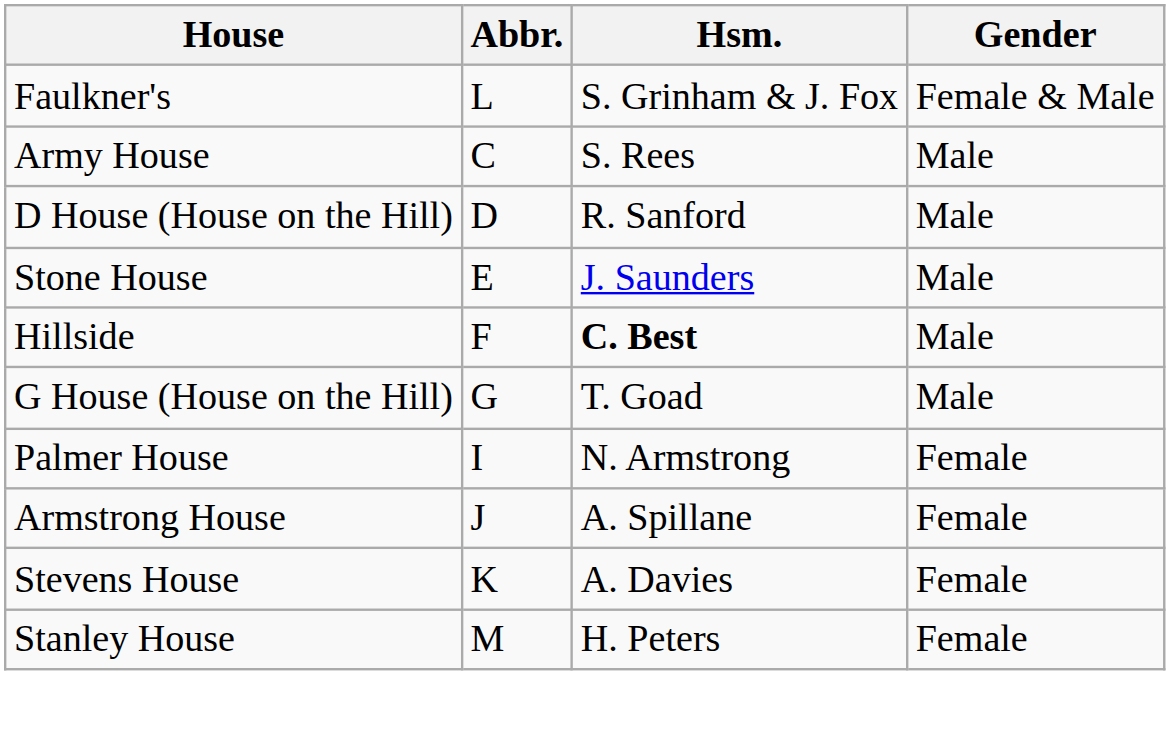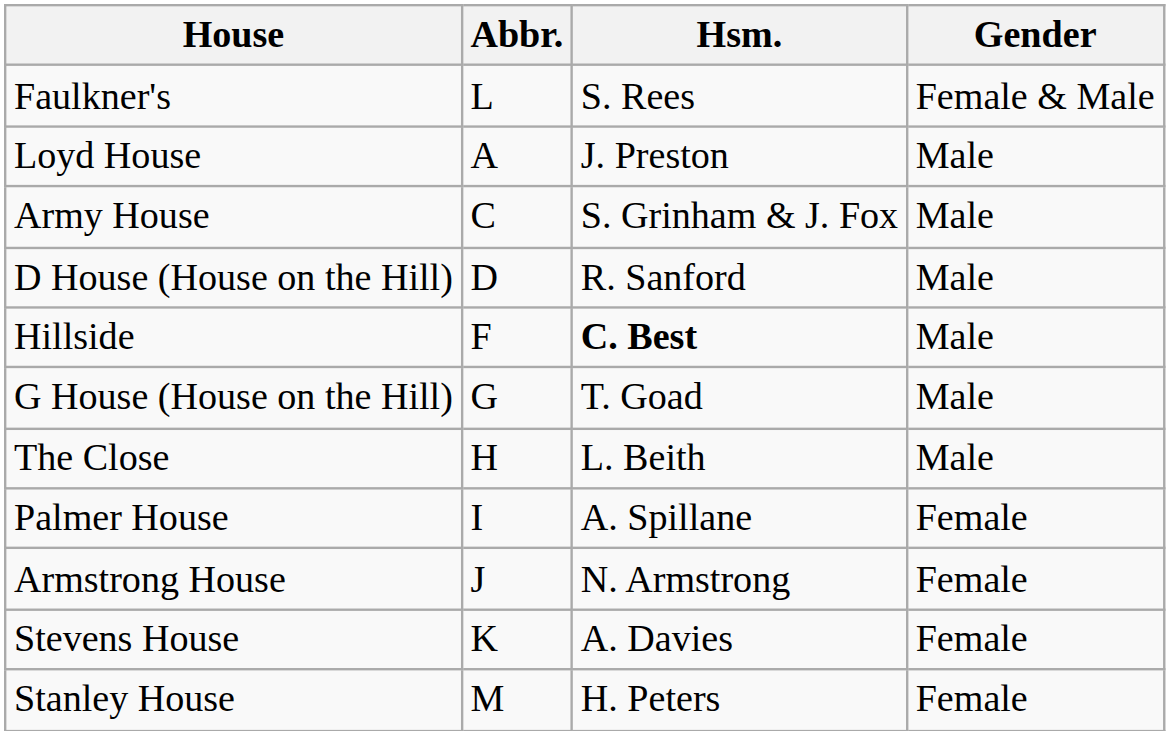(739, 95) S. Grinham & J. Fox -> (638, 95) S. Rees
+ row: (108, 155)
(638, 155) S. Rees -> (739, 215) S. Grinham & J. Fox
- row: (111, 276)
+ row: (92, 457)
(685, 457) N. Armstrong -> (666, 517) A. Spillane
(666, 517) A. Spillane -> (685, 578) N. Armstrong
